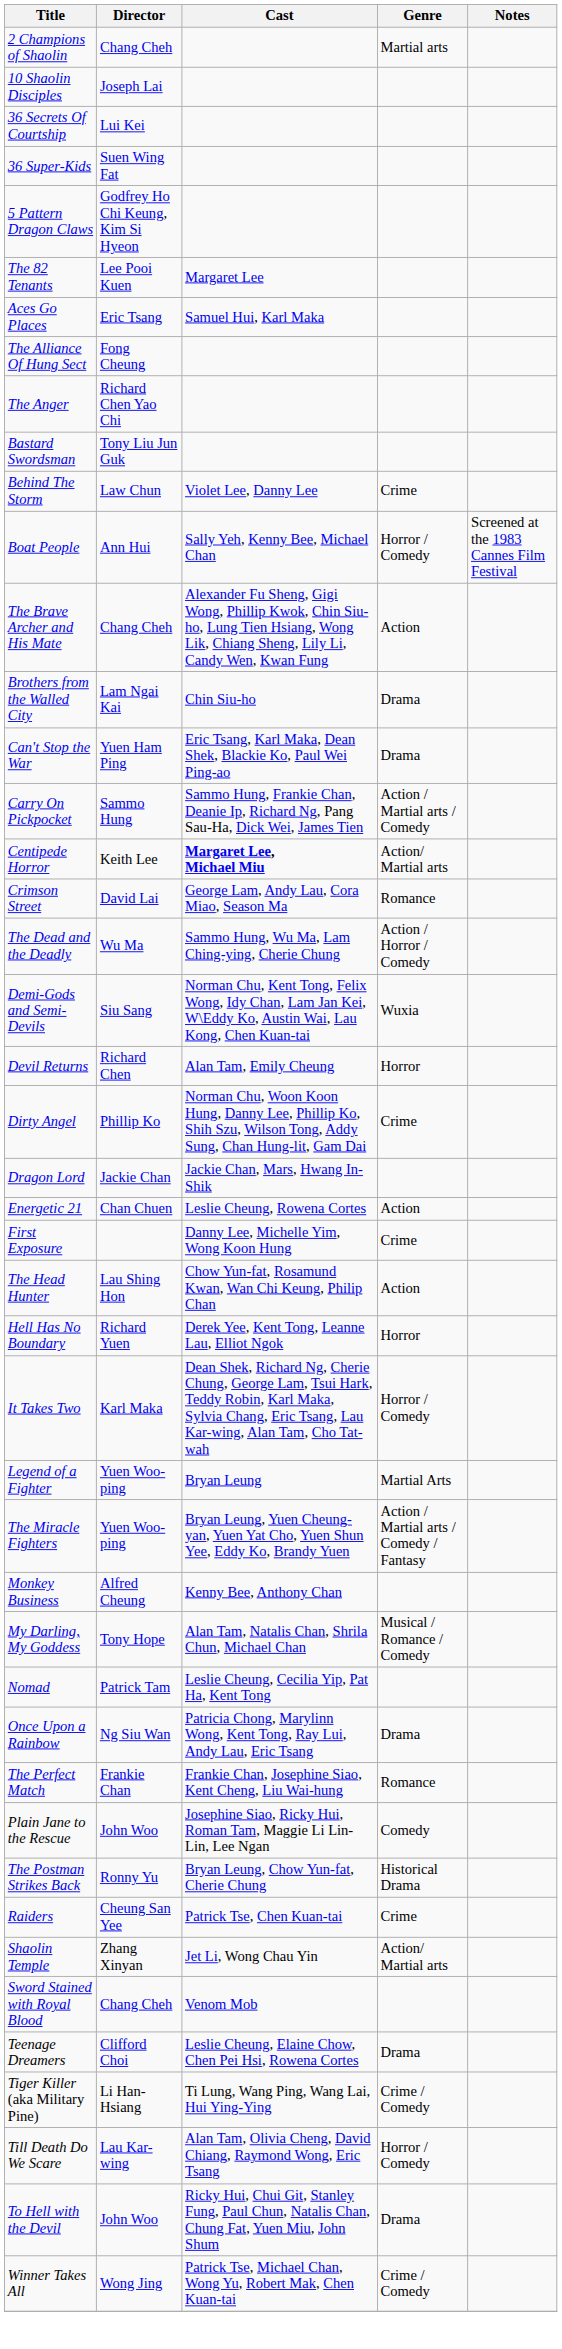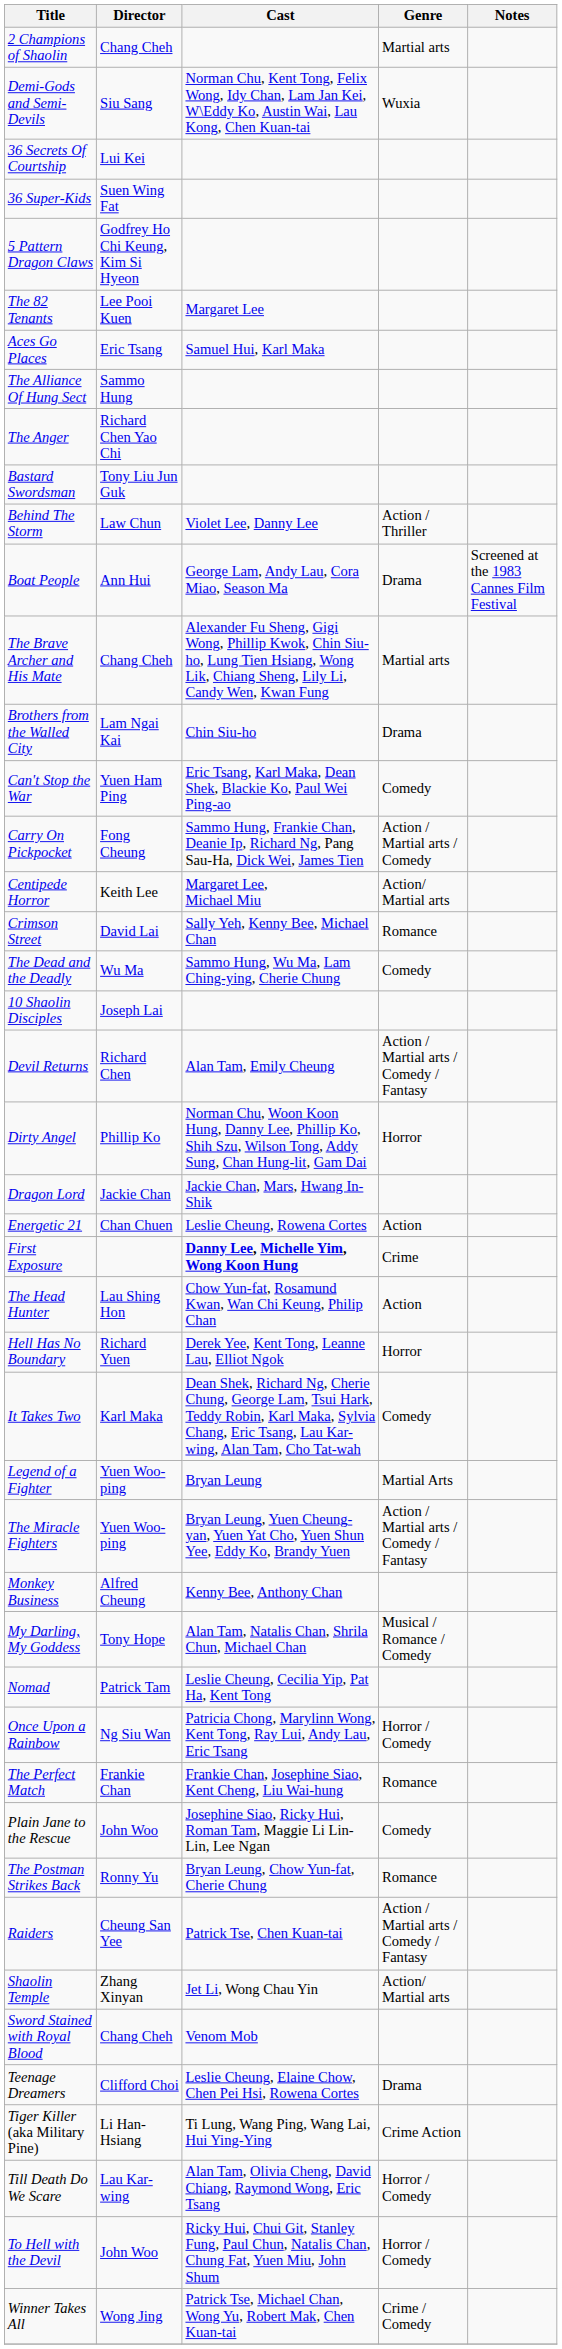rows swapped: (39, 86) <-> (41, 1010)
(123, 356) Fong Cheung -> (122, 389) Sammo Hung
(399, 491) Crime -> (406, 523) Action / Thriller
(277, 547) Sally Yeh, Kenny Bee, Michael Chan -> (272, 579) George Lam, Andy Lau, Cora Miao, Season Ma
(405, 547) Horror / Comedy -> (402, 579) Drama
(400, 627) Action -> (416, 660) Martial arts
(400, 755) Drama -> (407, 788) Comedy
(122, 811) Sammo Hung -> (123, 844) Fong Cheung
(230, 859) bold -> (227, 891) normal
(272, 898) George Lam, Andy Lau, Cora Miao, Season Ma -> (277, 931) Sally Yeh, Kenny Bee, Michael Chan
(405, 946) Action / Horror / Comedy -> (407, 970) Comedy
(400, 1066) Horror -> (420, 1066) Action / Martial arts / Comedy / Fantasy
(399, 1121) Crime -> (402, 1138) Horror
(263, 1240) normal -> (266, 1256) bold
(405, 1407) Horror / Comedy -> (407, 1416) Comedy
(400, 1734) Drama -> (407, 1734) Horror / Comedy
(409, 1877) Historical Drama -> (410, 1877) Romance
(399, 1917) Crime -> (420, 1933) Action / Martial arts / Comedy / Fantasy
(405, 2099) Crime / Comedy -> (421, 2132) Crime Action
(400, 2219) Drama -> (407, 2252) Horror / Comedy
